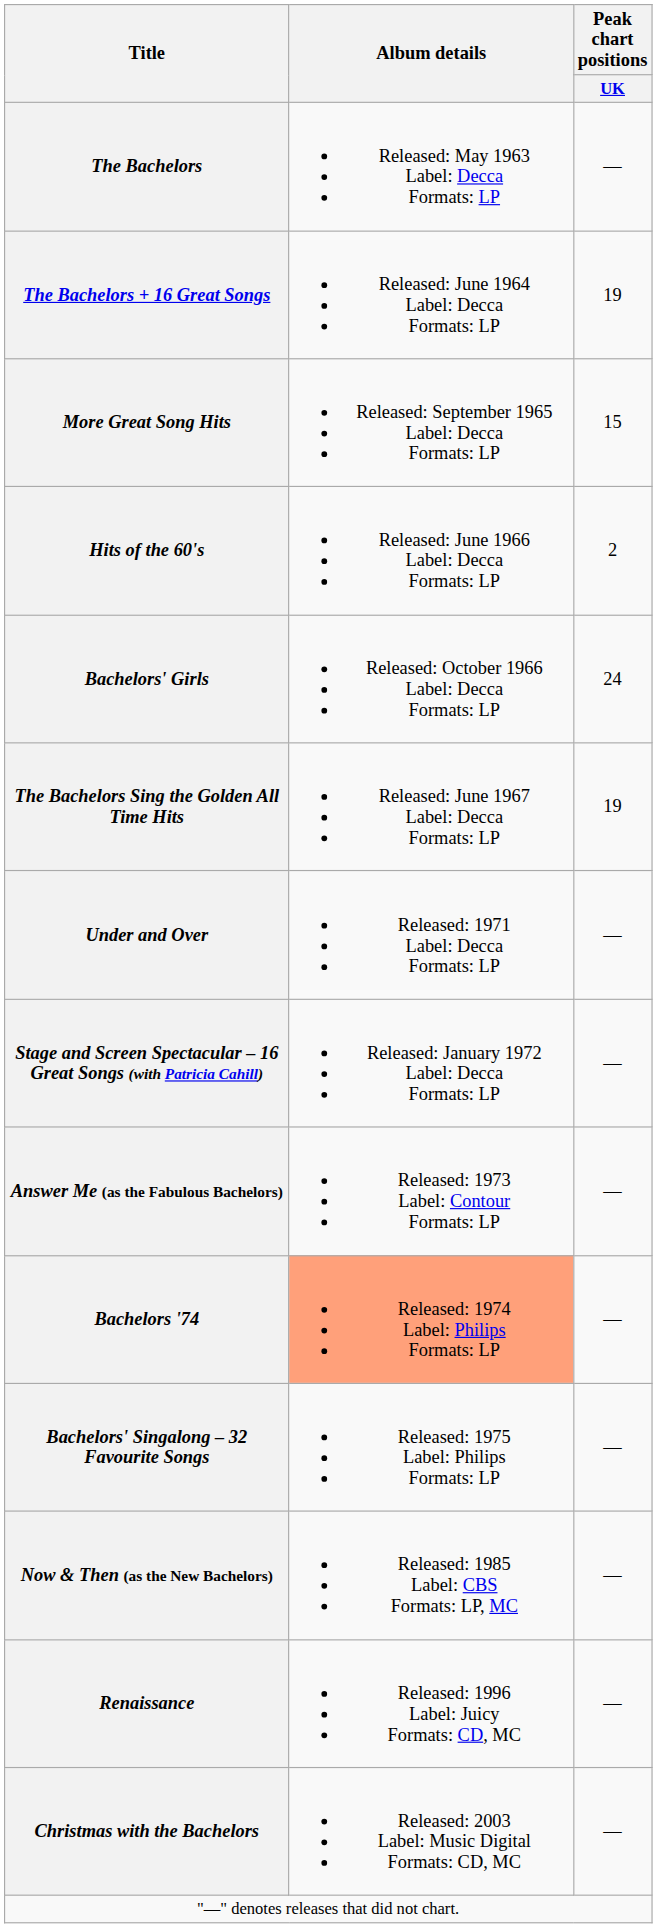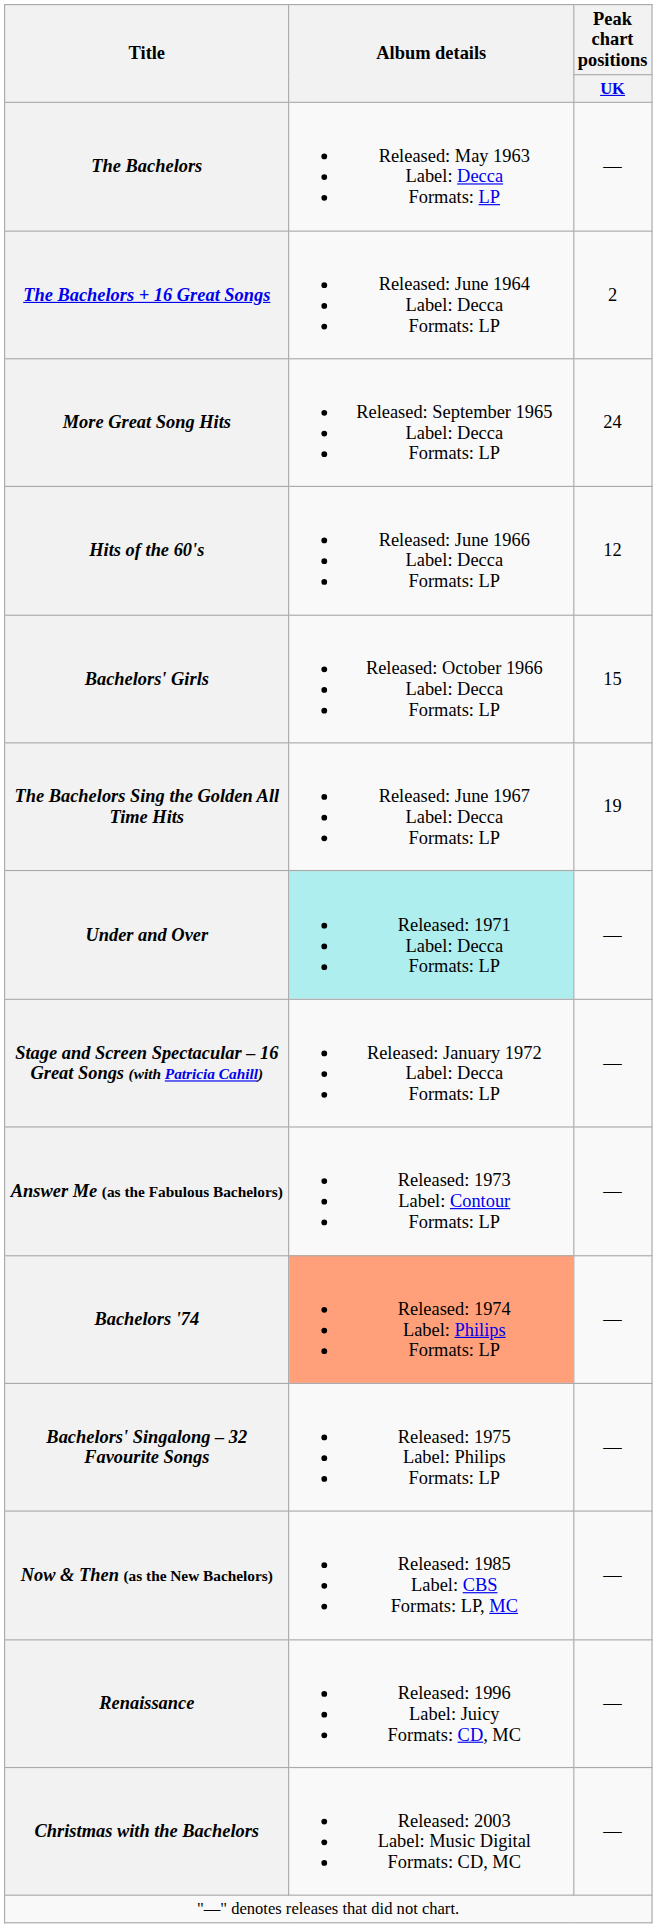(613, 294) 19 -> (613, 294) 2
(613, 422) 15 -> (613, 422) 24
(613, 550) 2 -> (613, 550) 12
(613, 678) 24 -> (613, 678) 15
(431, 945) no background -> (431, 945) paleturquoise background
